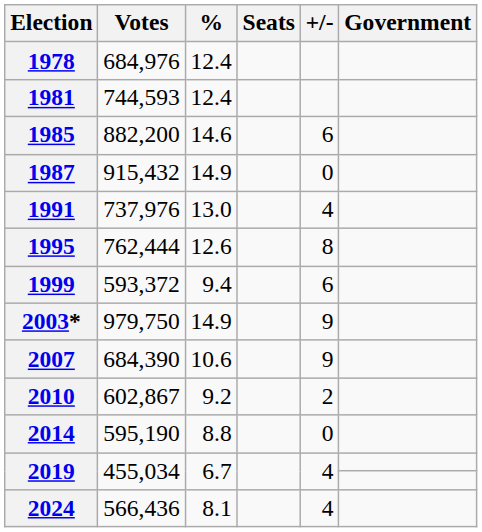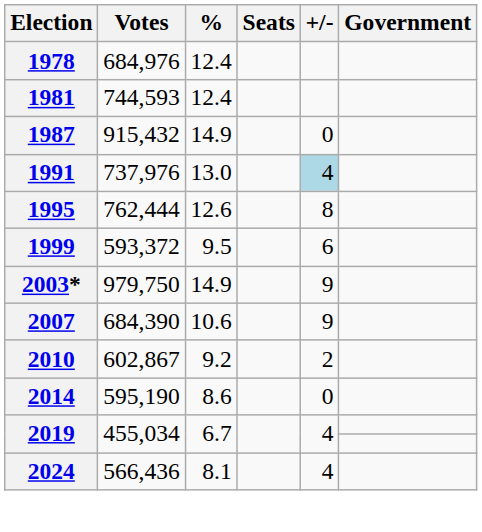- row: (51, 135)
(328, 209) no background -> (328, 172) lightblue background
(217, 284) 9.4 -> (217, 246) 9.5
(217, 433) 8.8 -> (217, 396) 8.6
